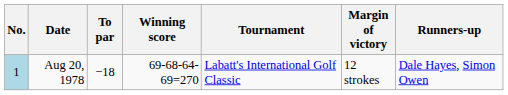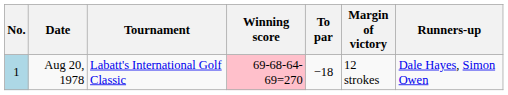columns swapped: (271, 29) <-> (105, 29)
(174, 72) no background -> (278, 72) pink background
